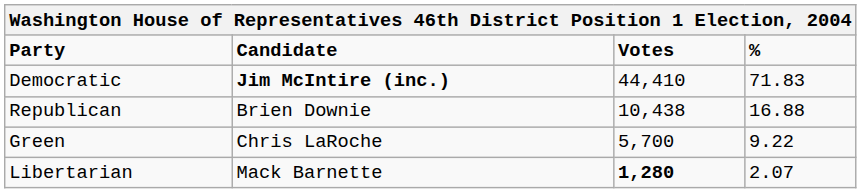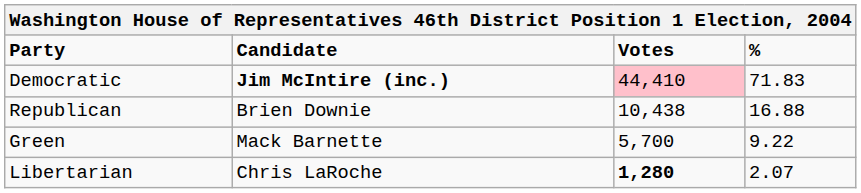(652, 81) no background -> (652, 81) pink background
(310, 142) Chris LaRoche -> (310, 142) Mack Barnette
(310, 173) Mack Barnette -> (310, 173) Chris LaRoche
